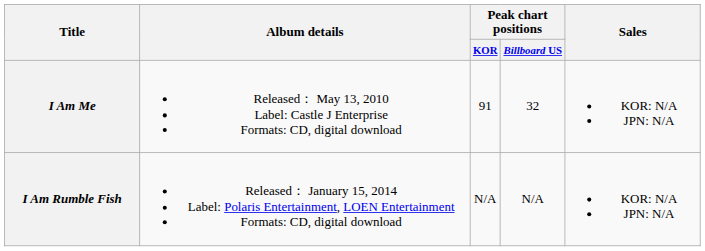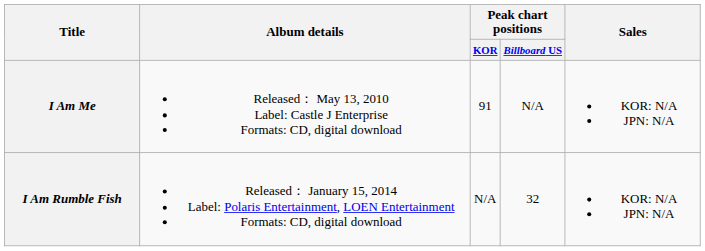(533, 106) 32 -> (533, 106) N/A
(533, 199) N/A -> (533, 199) 32
